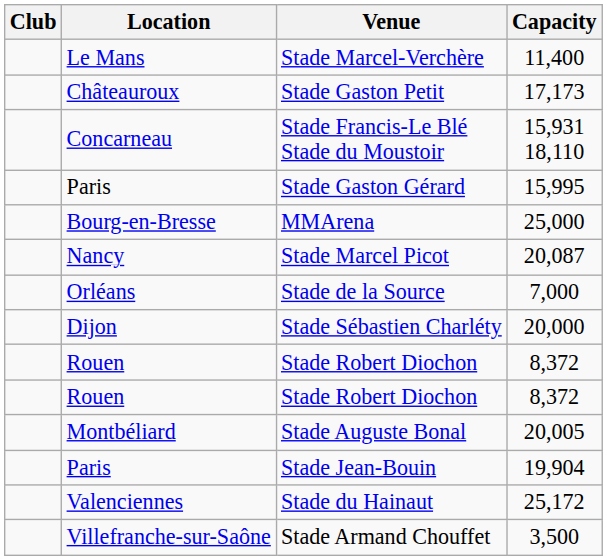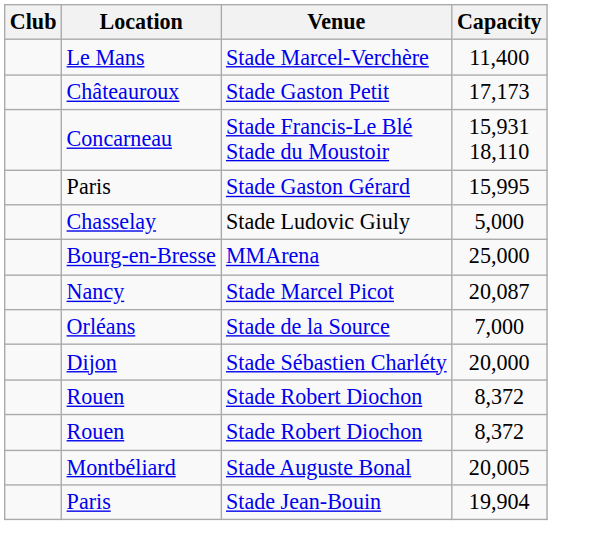+ row: (318, 221)
- row: (357, 502)
- row: (386, 537)
